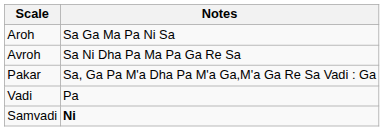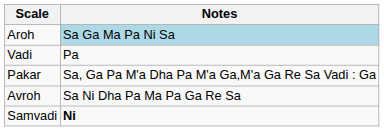(119, 34) no background -> (119, 34) lightblue background
rows swapped: (24, 55) <-> (20, 95)
